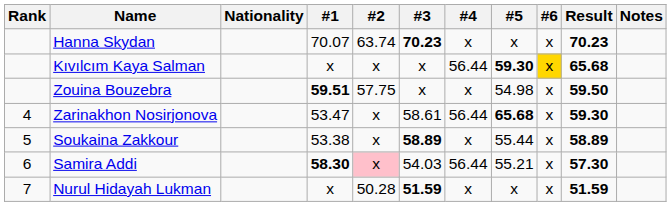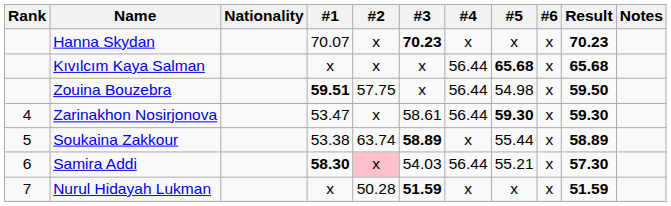(376, 41) 63.74 -> (376, 41) x
(514, 66) 59.30 -> (514, 66) 65.68
(549, 66) gold background -> (549, 66) no background
(468, 90) x -> (468, 90) 56.44
(514, 115) 65.68 -> (514, 115) 59.30
(376, 139) x -> (376, 139) 63.74
